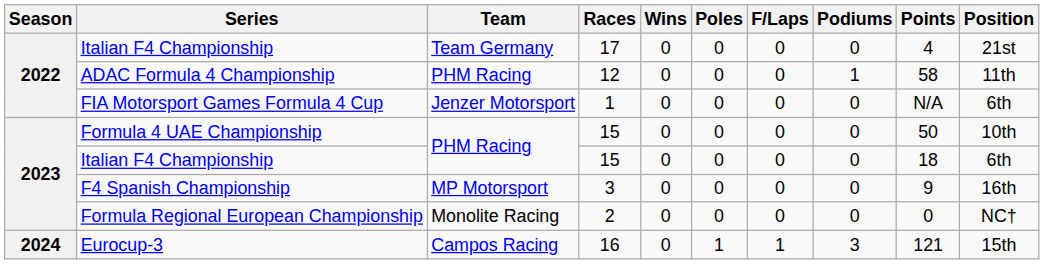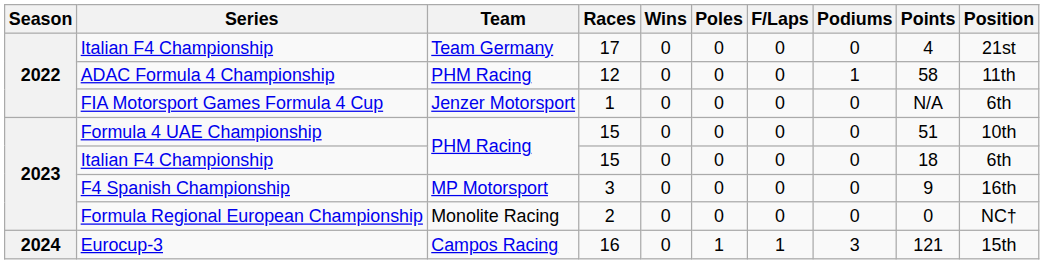(928, 132) 50 -> (928, 132) 51
